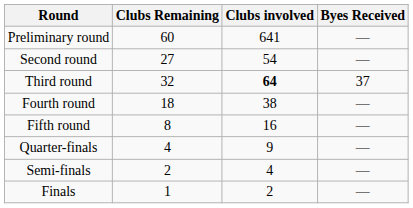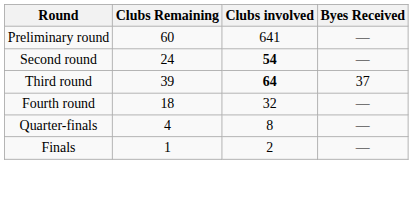(167, 59) 27 -> (167, 59) 24
(270, 59) normal -> (270, 59) bold
(167, 81) 32 -> (167, 81) 39
(270, 103) 38 -> (270, 103) 32
- row: (58, 125)
(270, 147) 9 -> (270, 125) 8
- row: (58, 170)
